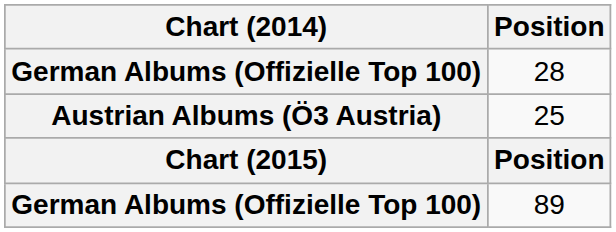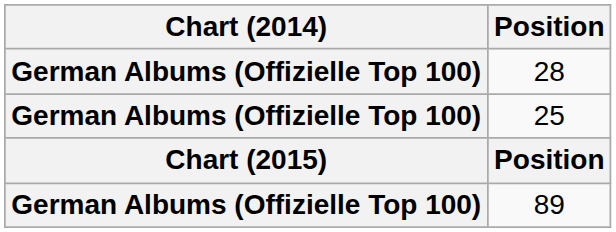(246, 115) Austrian Albums (Ö3 Austria) -> (246, 115) German Albums (Offizielle Top 100)
